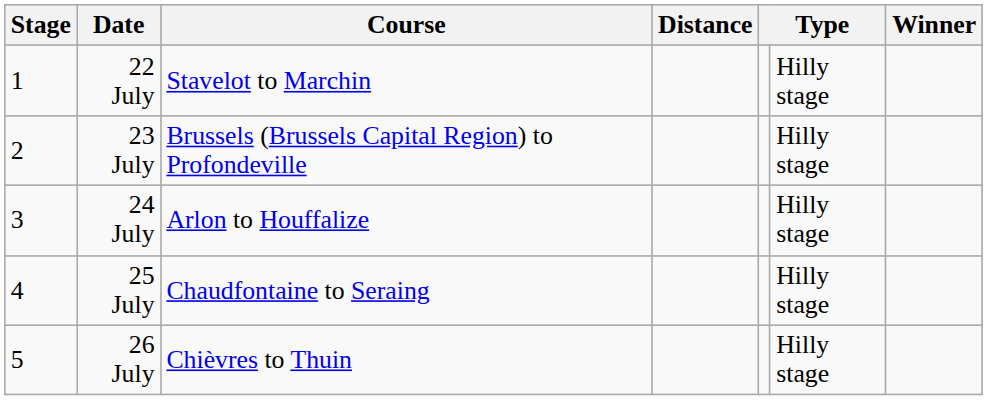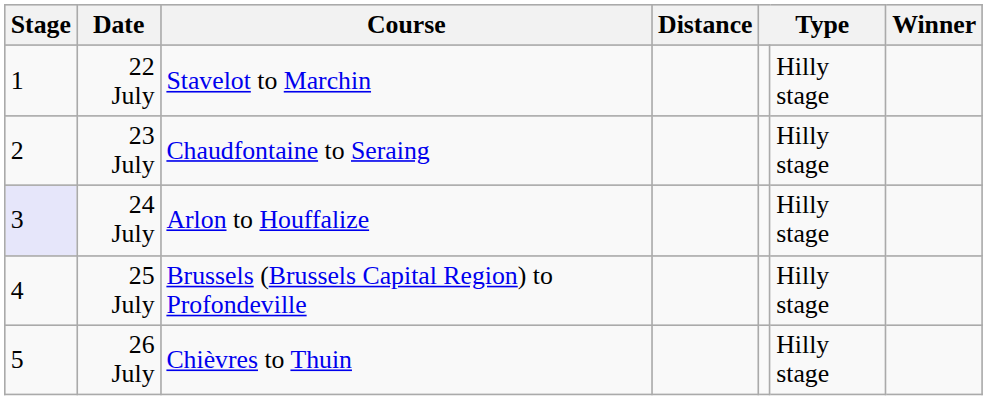(360, 150) Brussels (Brussels Capital Region) to Profondeville -> (298, 150) Chaudfontaine to Seraing
(17, 219) no background -> (17, 219) lavender background
(298, 289) Chaudfontaine to Seraing -> (360, 289) Brussels (Brussels Capital Region) to Profondeville
